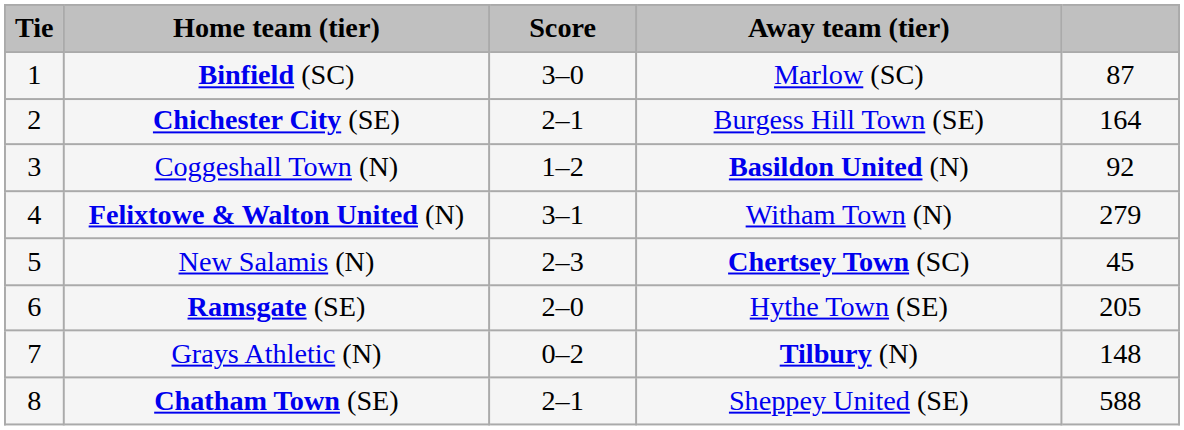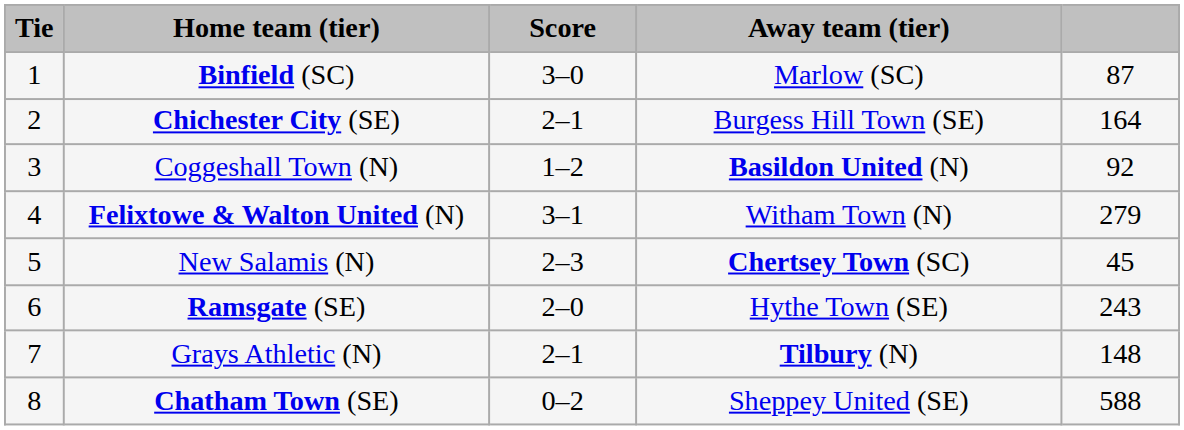(1120, 307) 205 -> (1120, 307) 243
(563, 354) 0–2 -> (563, 354) 2–1
(563, 400) 2–1 -> (563, 400) 0–2
